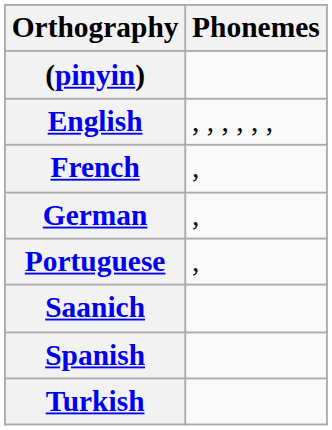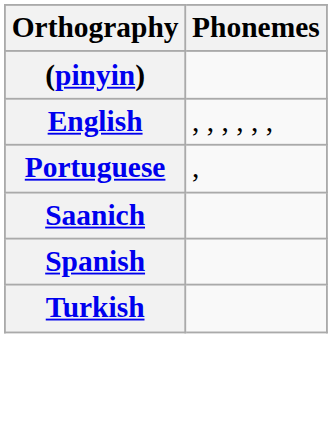- row: (95, 167)
- row: (95, 214)
